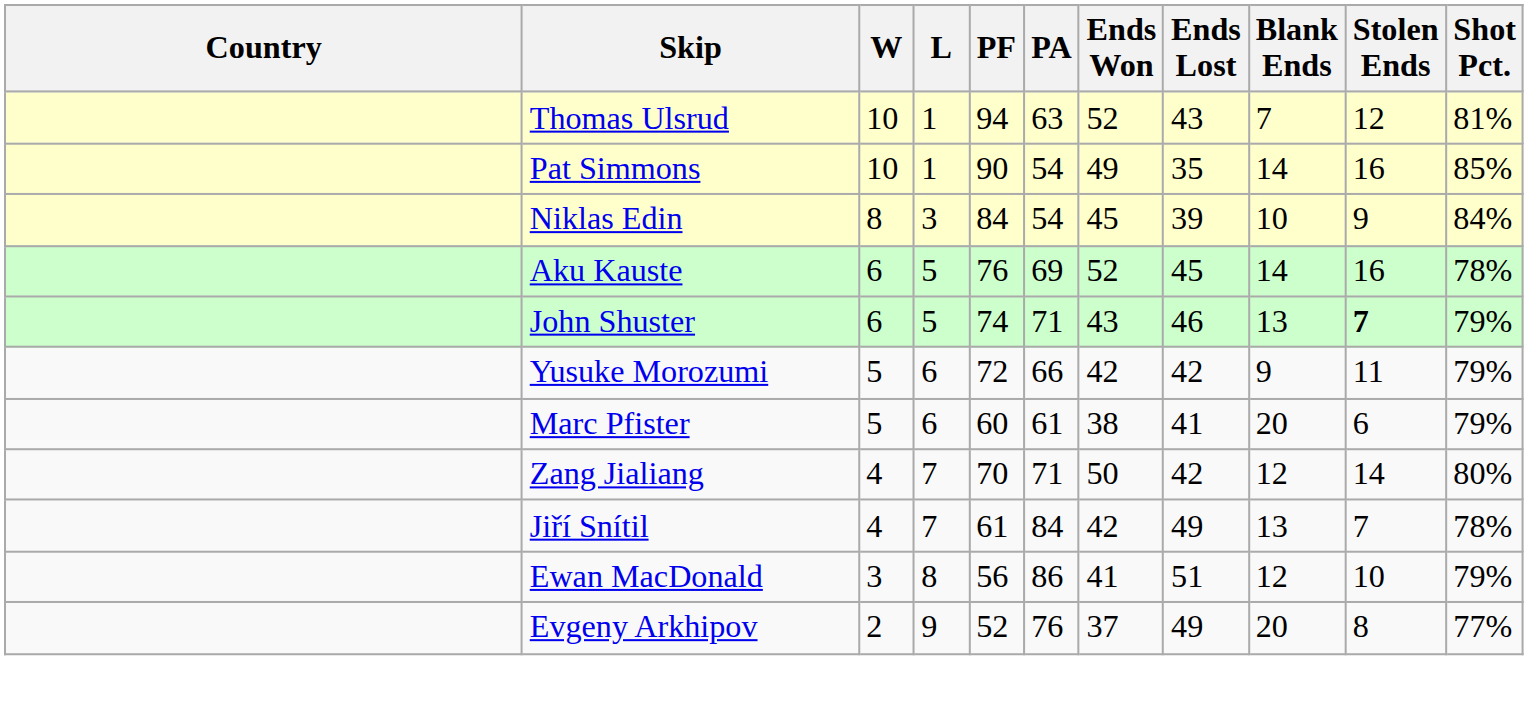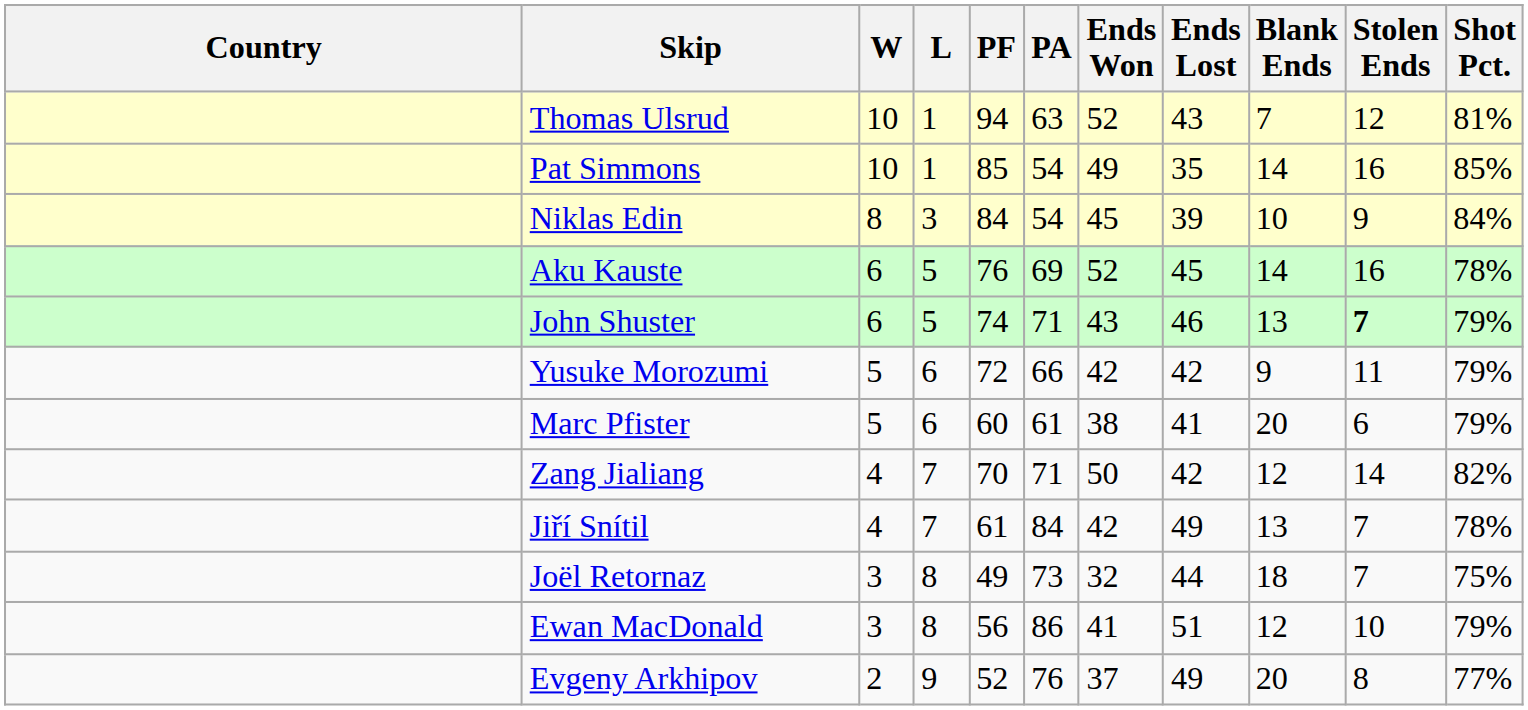(992, 168) 90 -> (992, 168) 85
(1483, 474) 80% -> (1483, 474) 82%
+ row: (618, 576)
